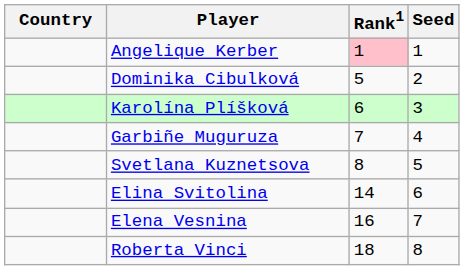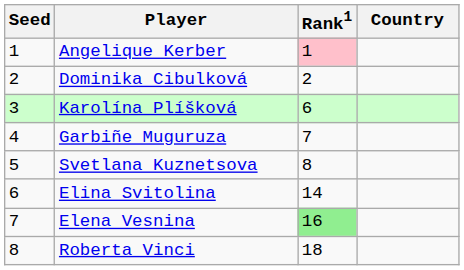columns swapped: (56, 21) <-> (433, 21)
(359, 80) 5 -> (307, 80) 2
(364, 222) no background -> (312, 222) lightgreen background
